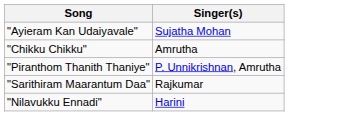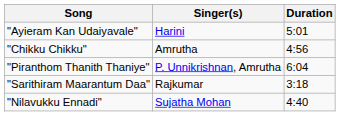+ column: (309, 13)
(193, 31) Sujatha Mohan -> (170, 31) Harini
(170, 102) Harini -> (193, 102) Sujatha Mohan
